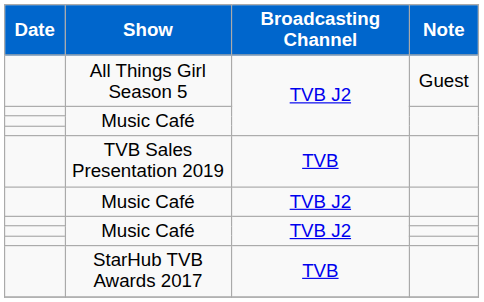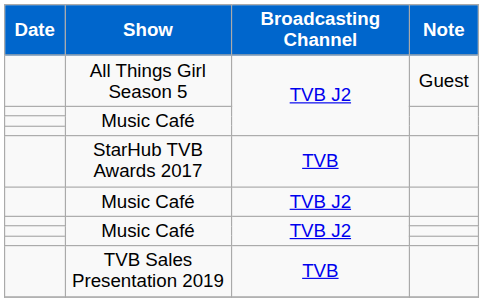rows swapped: (148, 271) <-> (148, 161)
